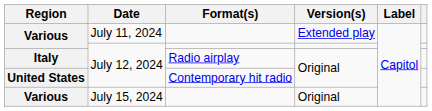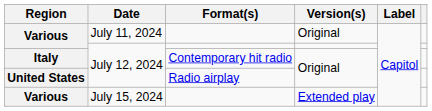(336, 33) Extended play -> (319, 33) Original
(204, 58) Radio airplay -> (230, 58) Contemporary hit radio
(230, 77) Contemporary hit radio -> (204, 77) Radio airplay
(319, 96) Original -> (336, 96) Extended play
